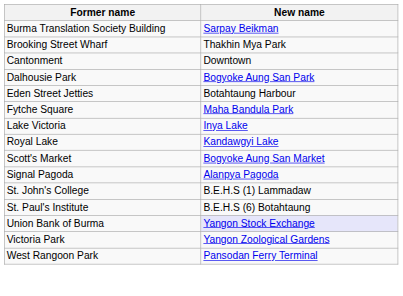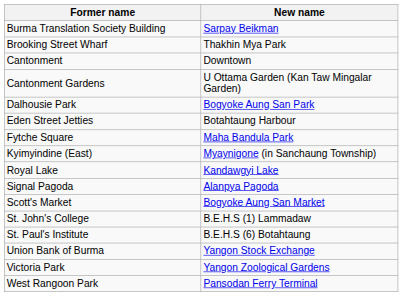+ row: (56, 83)
+ row: (49, 154)
- row: (36, 126)
rows swapped: (40, 175) <-> (39, 158)
(259, 223) lavender background -> (259, 251) no background
